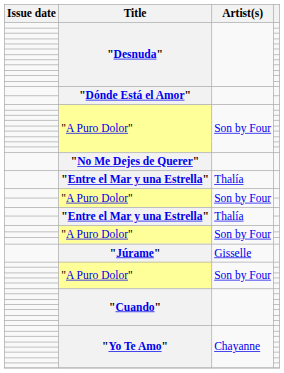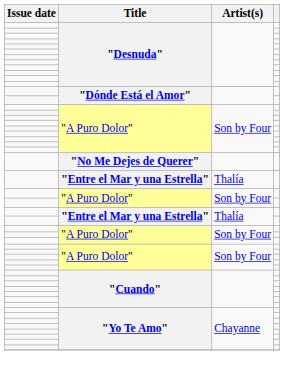- row: (135, 253)
